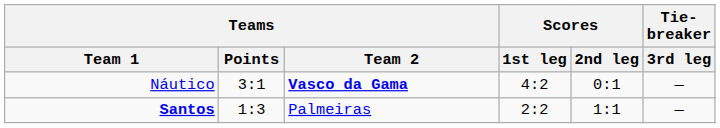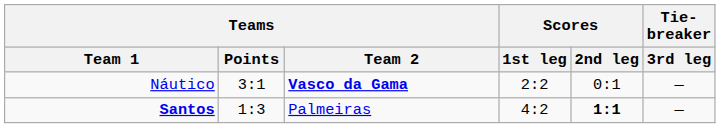(535, 85) 4:2 -> (535, 85) 2:2
(535, 110) 2:2 -> (535, 110) 4:2
(607, 110) normal -> (607, 110) bold
